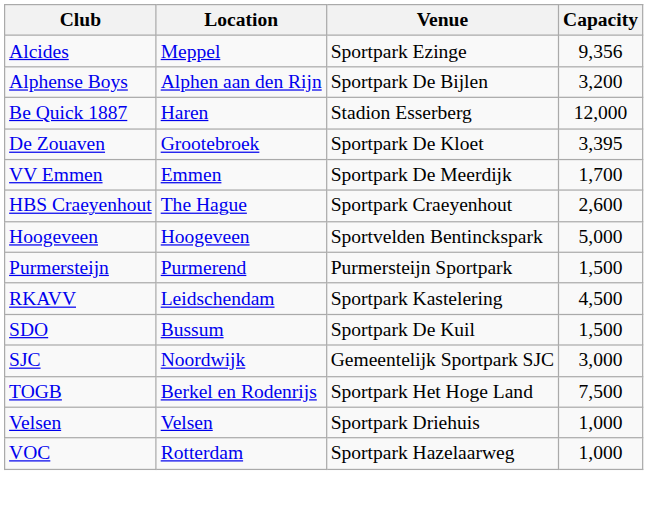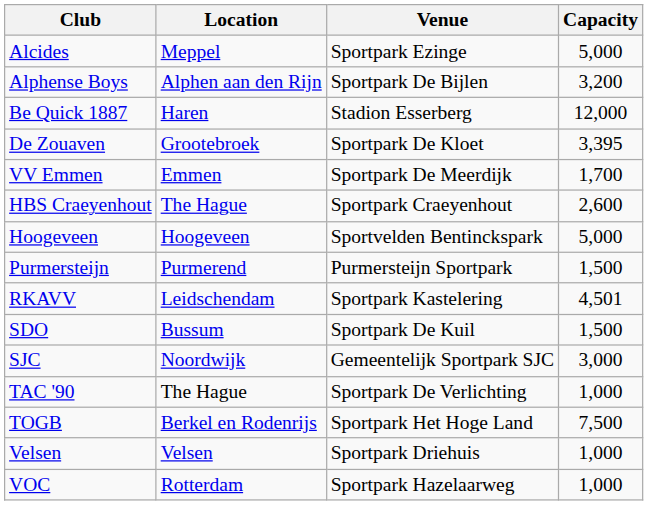(600, 50) 9,356 -> (600, 50) 5,000
(600, 298) 4,500 -> (600, 298) 4,501
+ row: (42, 391)
